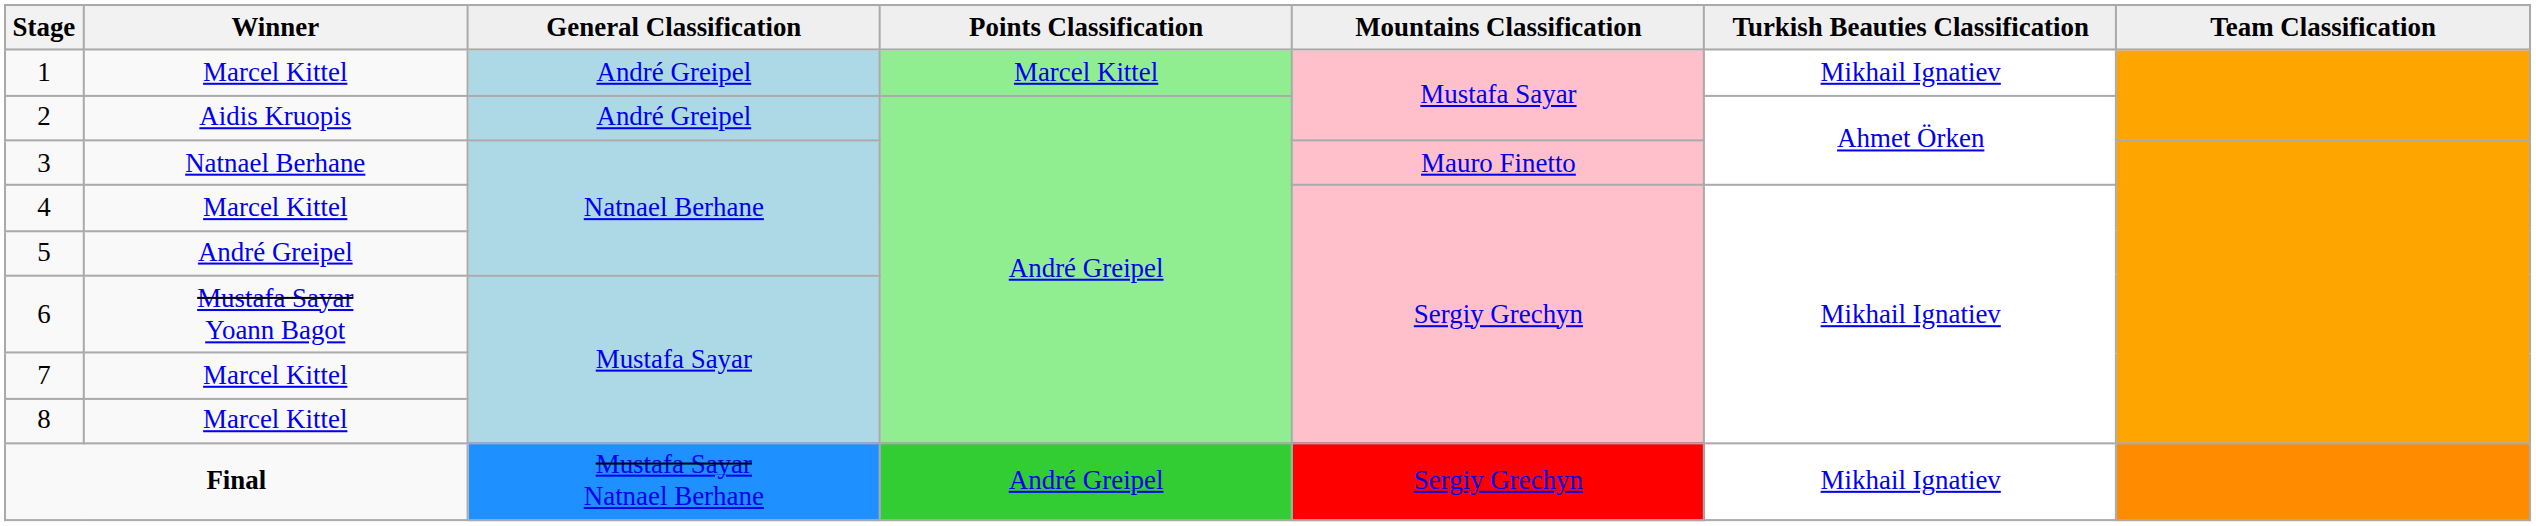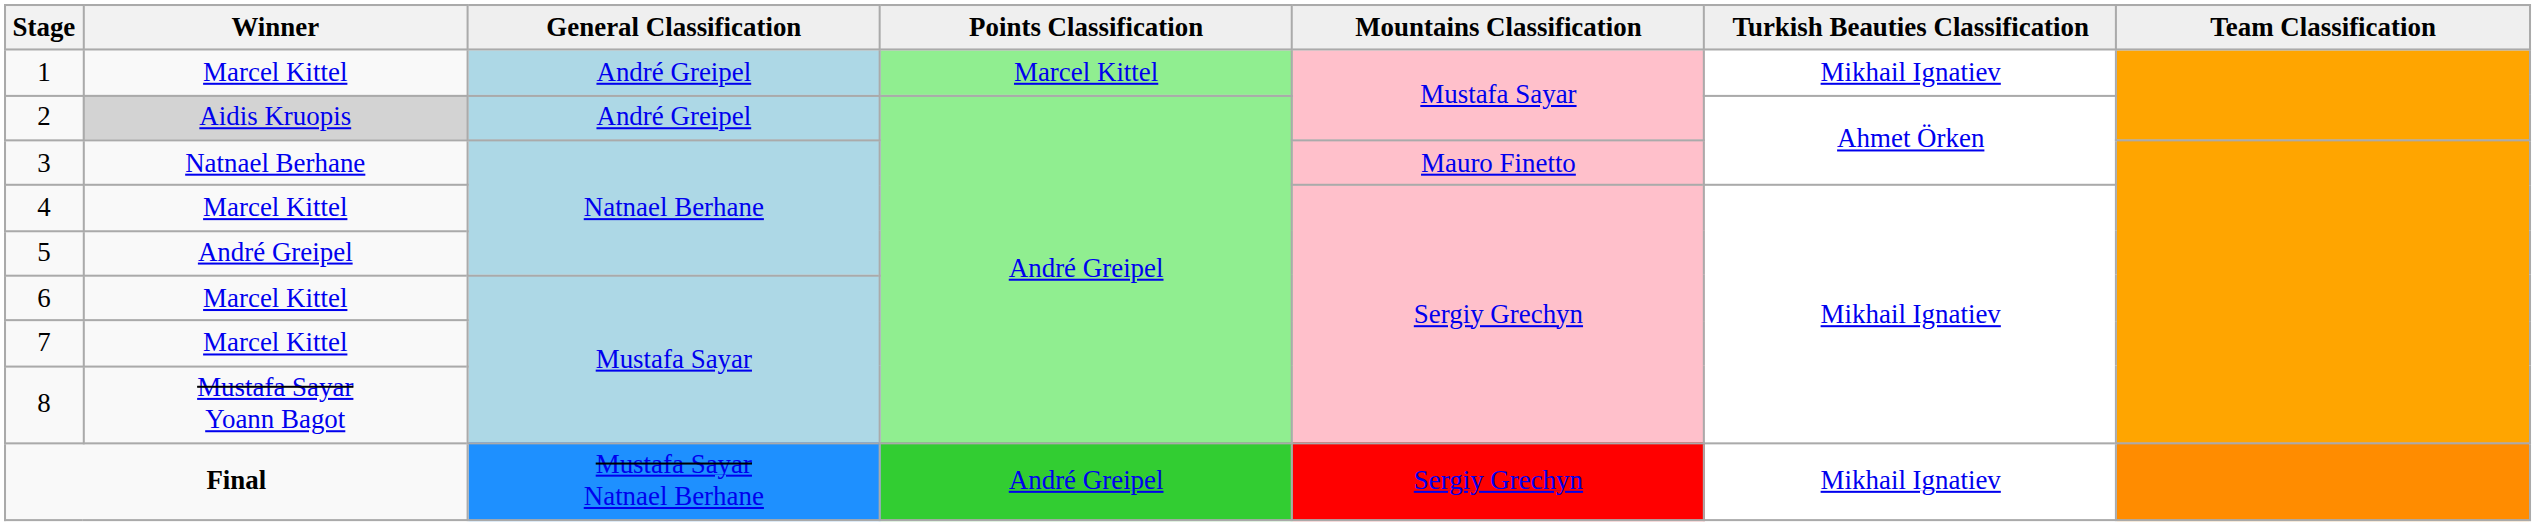(275, 117) no background -> (275, 117) lightgrey background
(275, 313) Mustafa Sayar Yoann Bagot -> (275, 297) Marcel Kittel
(275, 420) Marcel Kittel -> (275, 404) Mustafa Sayar Yoann Bagot
